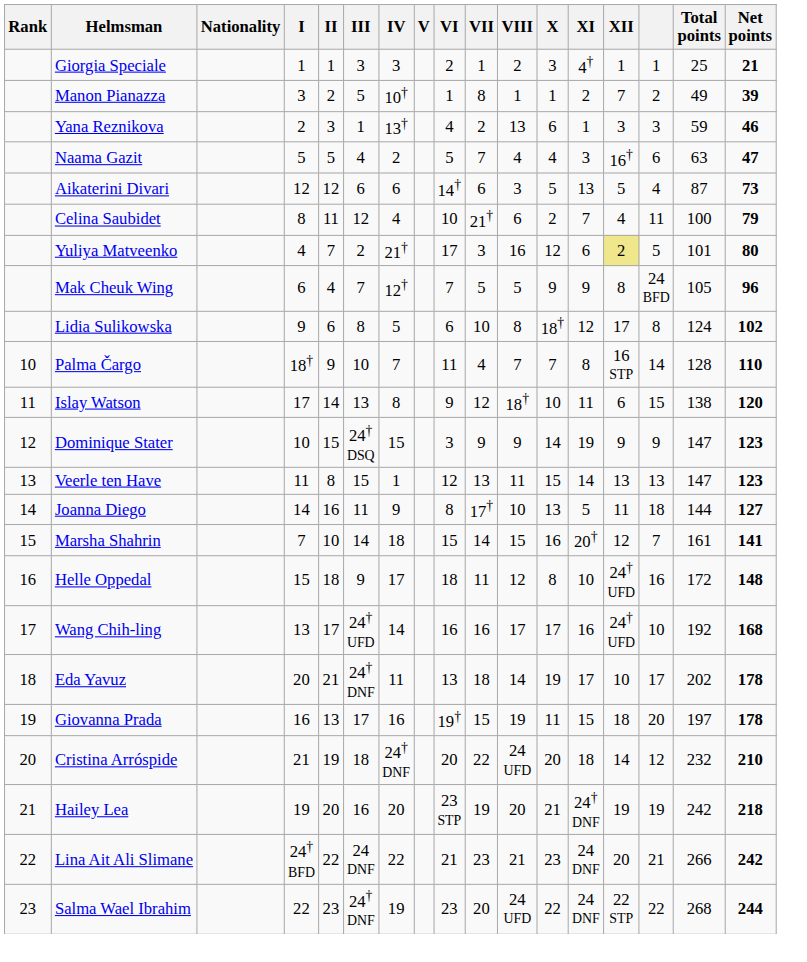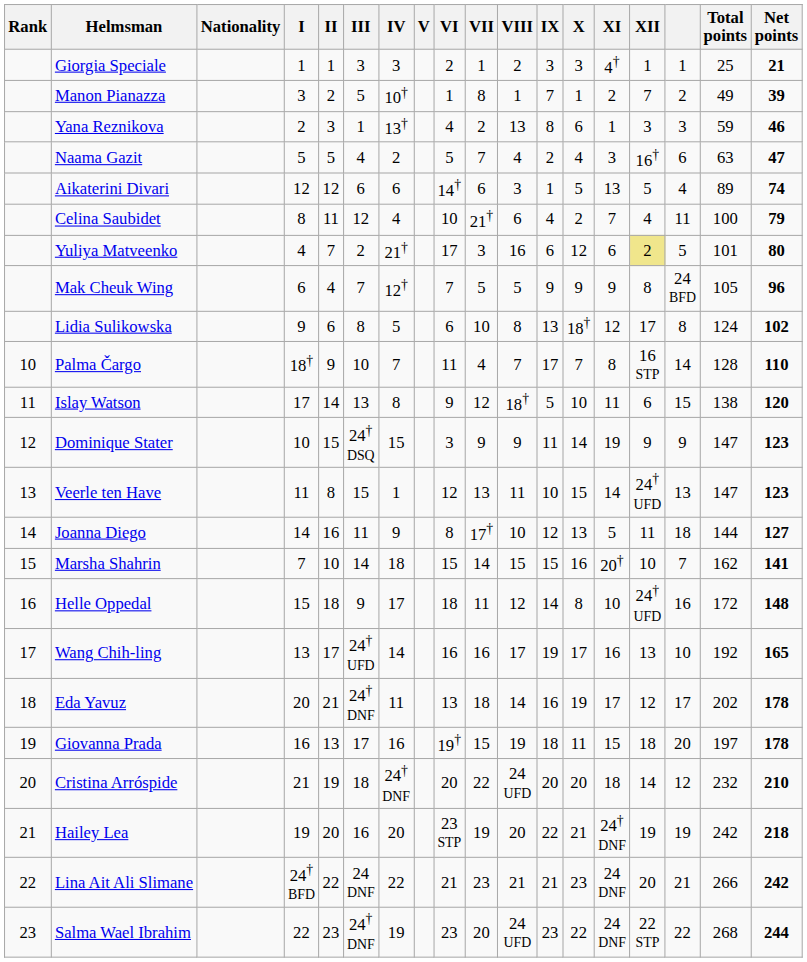+ column: (550, 27)
(699, 188) 87 -> (725, 188) 89
(750, 188) 73 -> (776, 188) 74
(621, 480) 13 -> (647, 492) 24† UFD
(621, 540) 12 -> (647, 563) 10
(699, 540) 161 -> (725, 563) 162
(621, 630) 24† UFD -> (647, 653) 13
(750, 630) 168 -> (776, 653) 165
(621, 679) 10 -> (647, 702) 12
